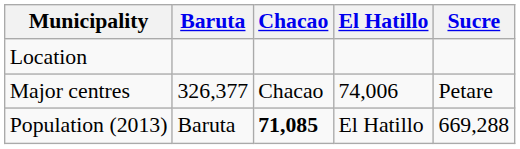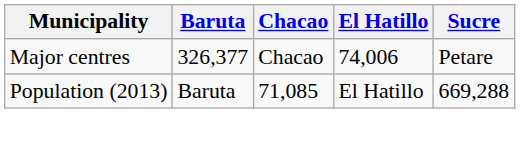- row: (48, 56)
(288, 125) bold -> (288, 90) normal
